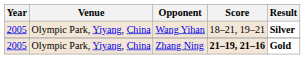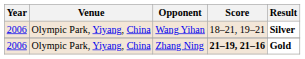(17, 29) 2005 -> (17, 29) 2006
(17, 46) 2005 -> (17, 46) 2006
